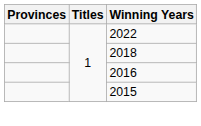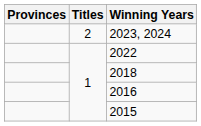+ row: (140, 34)
